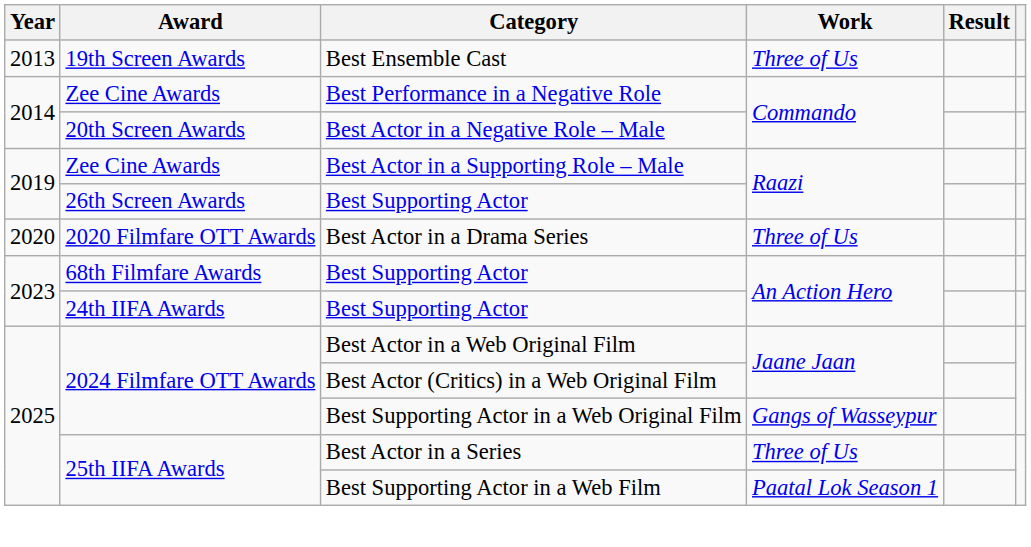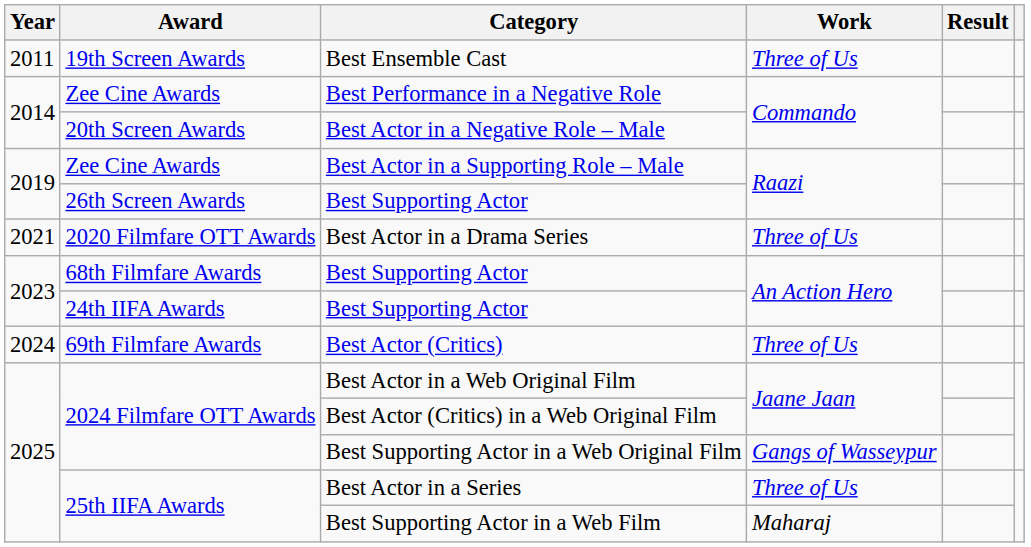(32, 58) 2013 -> (32, 58) 2011
(32, 237) 2020 -> (32, 237) 2021
+ row: (163, 344)
(845, 487) Paatal Lok Season 1 -> (791, 523) Maharaj
